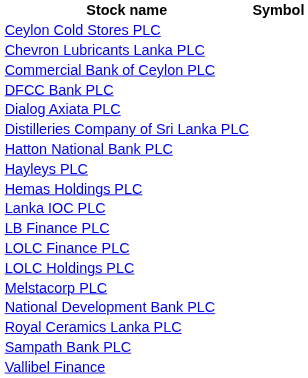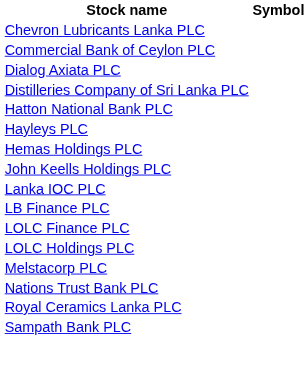- row: (83, 30)
- row: (59, 90)
+ row: (88, 169)
- row: (110, 307)
+ row: (82, 288)
- row: (55, 367)
